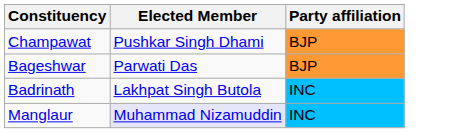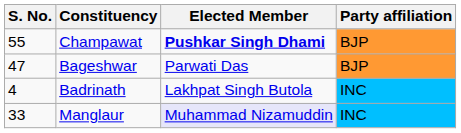+ column: (30, 16)
(189, 41) normal -> (245, 41) bold
